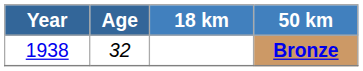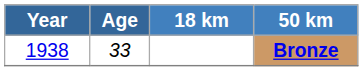(120, 51) 32 -> (120, 51) 33
